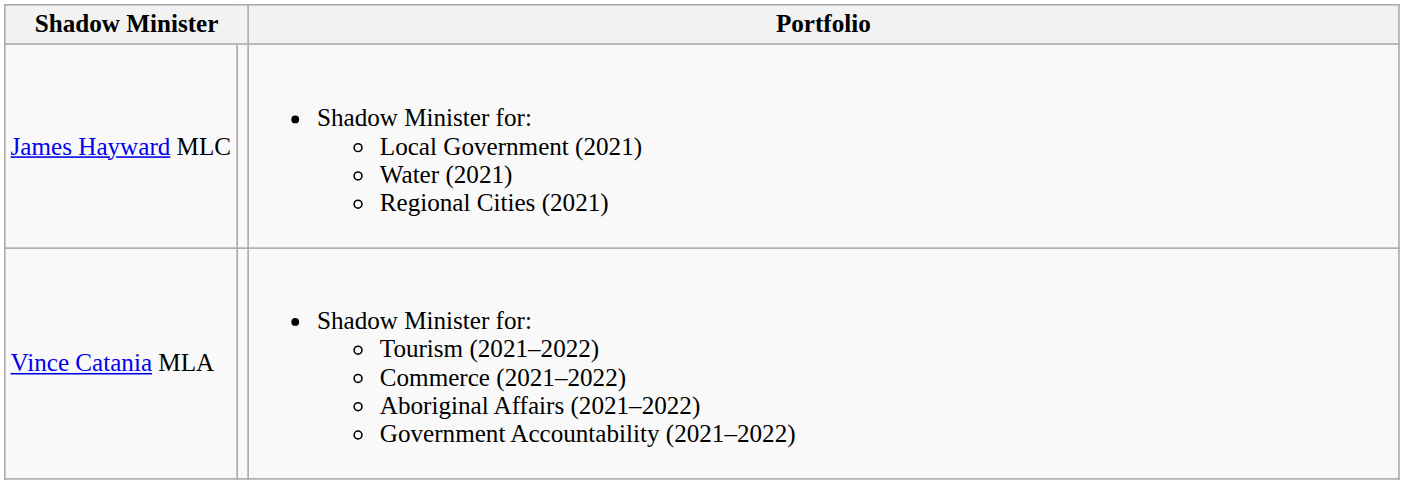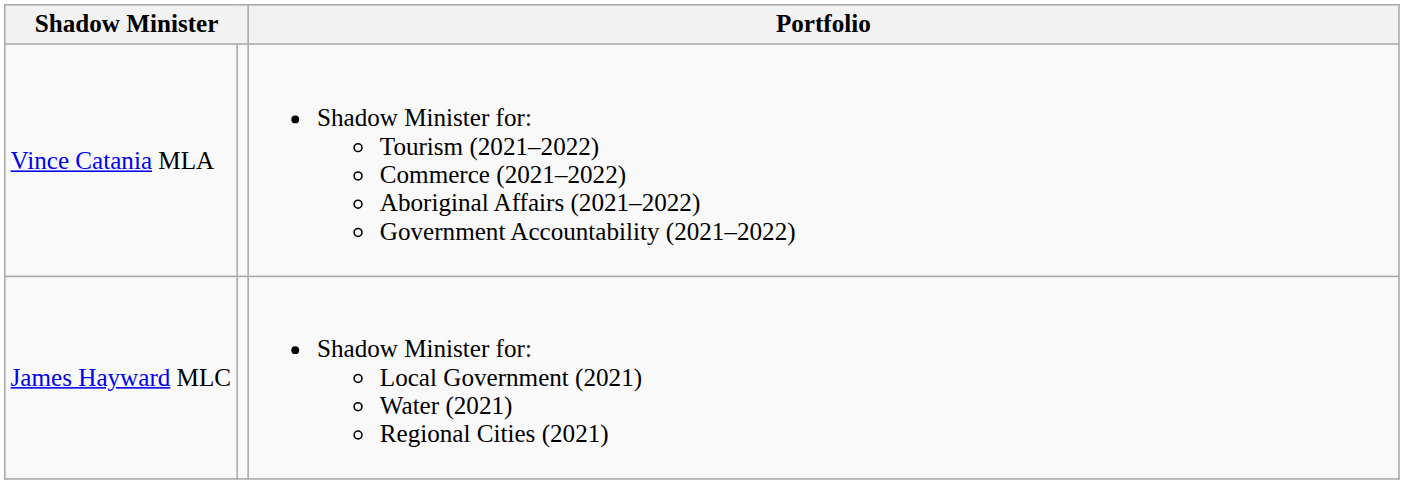rows swapped: (121, 145) <-> (112, 363)
